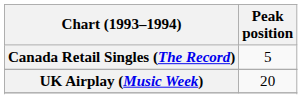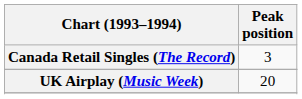(268, 57) 5 -> (268, 57) 3
